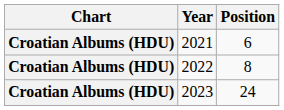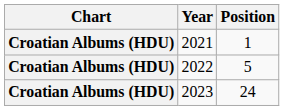(248, 42) 6 -> (248, 42) 1
(248, 67) 8 -> (248, 67) 5
